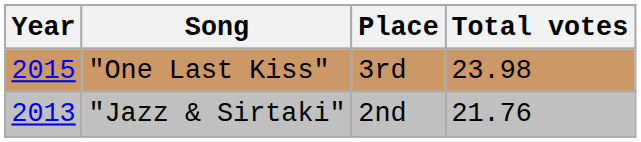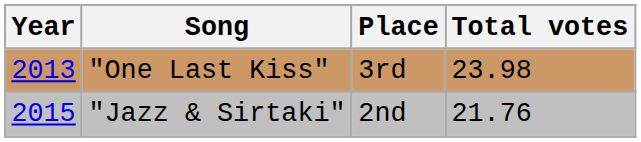(44, 70) 2015 -> (44, 70) 2013
(44, 114) 2013 -> (44, 114) 2015
